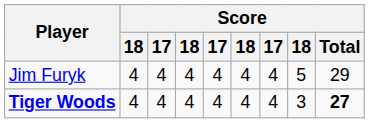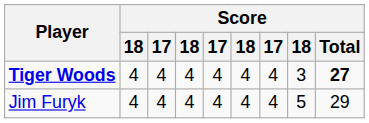rows swapped: (62, 103) <-> (47, 74)
